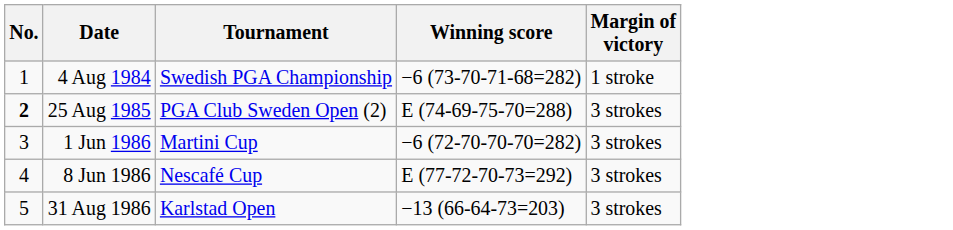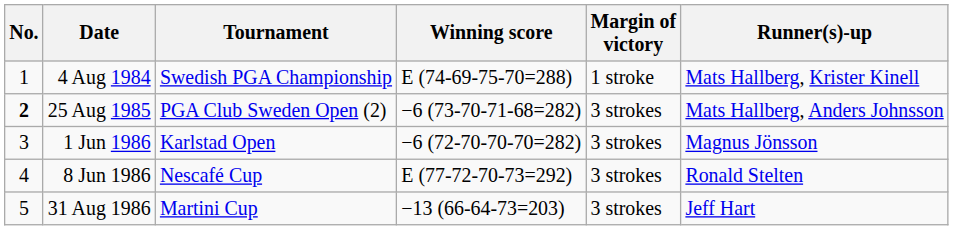+ column: (815, 32)
(491, 77) −6 (73-70-71-68=282) -> (487, 77) E (74-69-75-70=288)
(487, 110) E (74-69-75-70=288) -> (491, 110) −6 (73-70-71-68=282)
(209, 143) Martini Cup -> (218, 143) Karlstad Open
(218, 208) Karlstad Open -> (209, 208) Martini Cup
